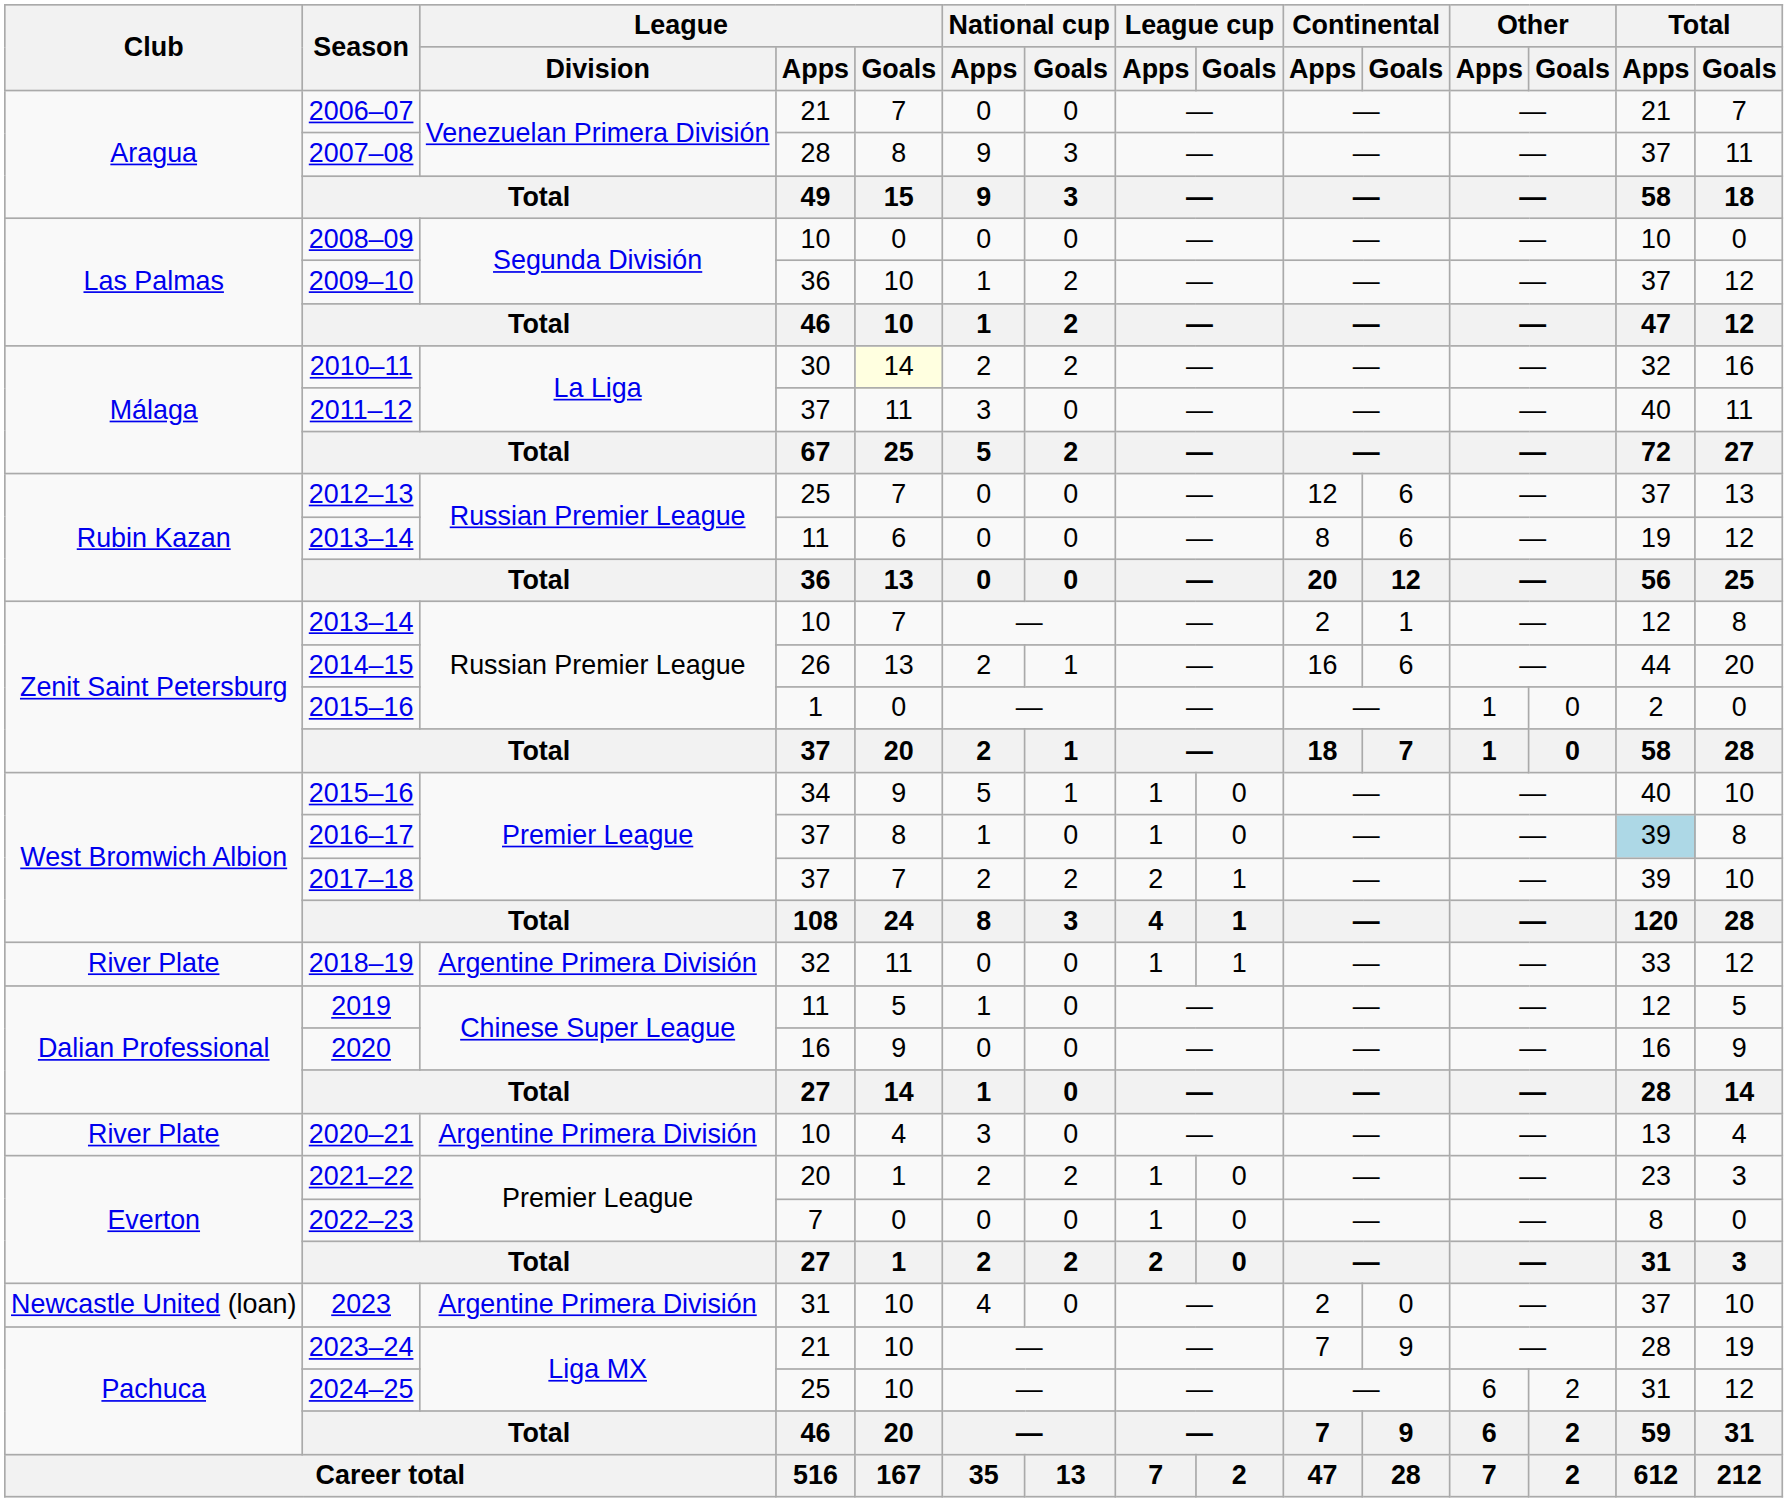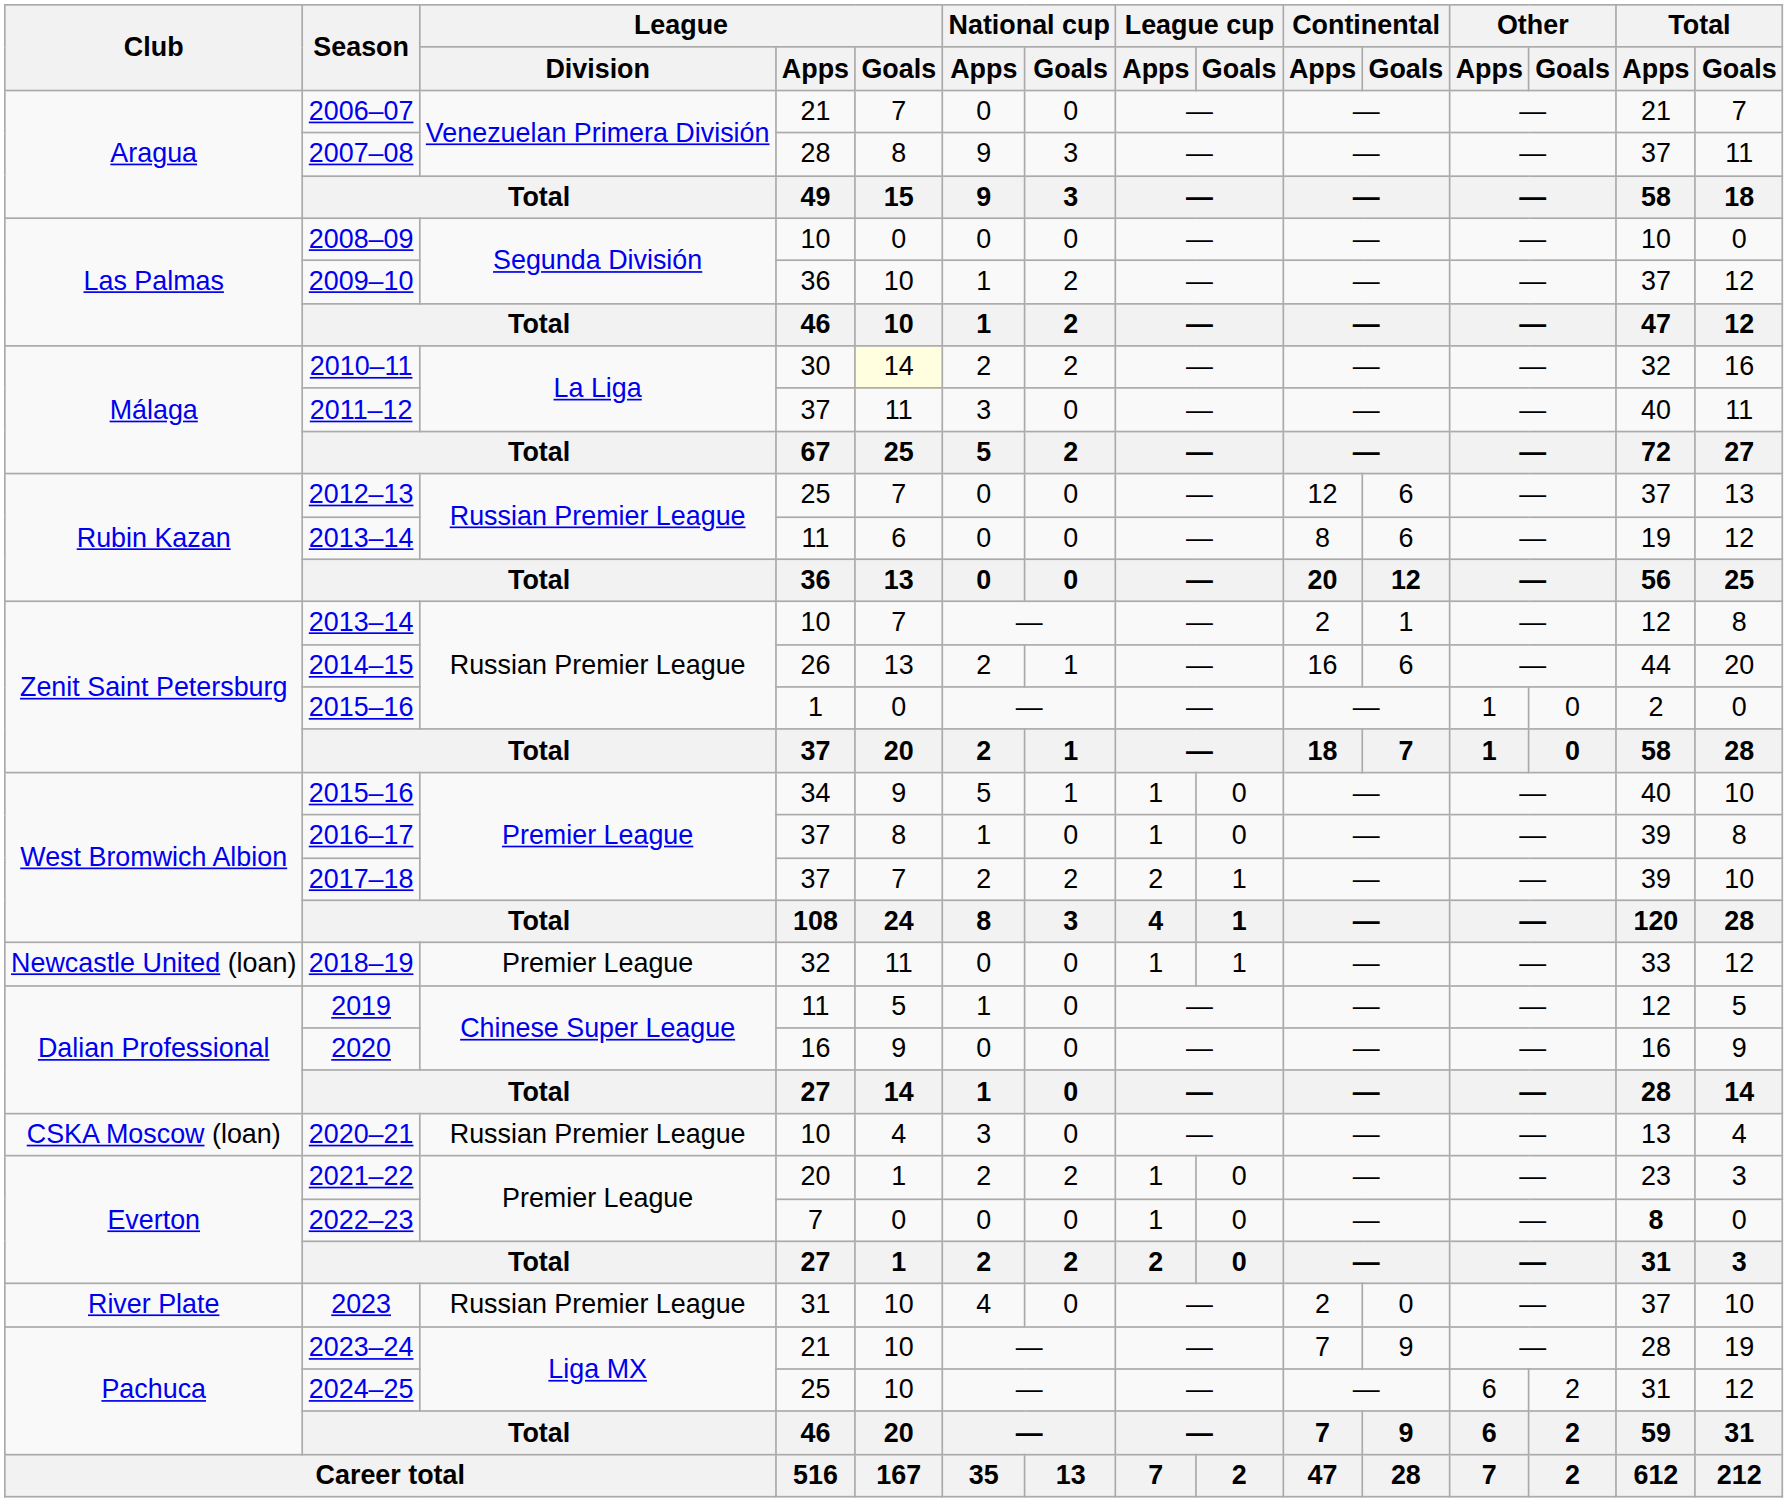(1656, 835) lightblue background -> (1656, 835) no background
(154, 963) River Plate -> (154, 963) Newcastle United (loan)
(598, 963) Argentine Primera División -> (598, 963) Premier League
(154, 1134) River Plate -> (154, 1134) CSKA Moscow (loan)
(598, 1134) Argentine Primera División -> (598, 1134) Russian Premier League
(1656, 1219) normal -> (1656, 1219) bold
(154, 1304) Newcastle United (loan) -> (154, 1304) River Plate
(598, 1304) Argentine Primera División -> (598, 1304) Russian Premier League
